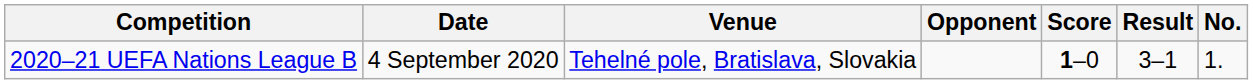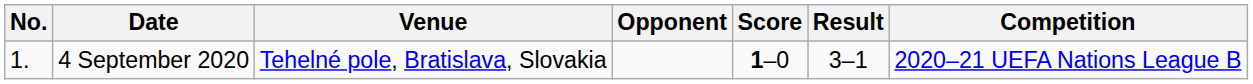columns swapped: (1223, 22) <-> (184, 22)
